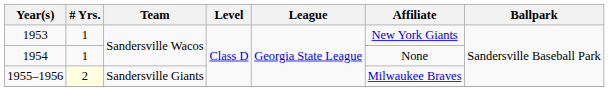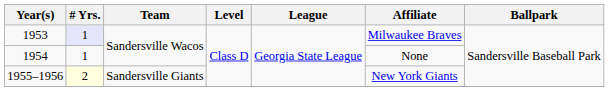(85, 35) no background -> (85, 35) lavender background
(415, 35) New York Giants -> (415, 35) Milwaukee Braves
(415, 76) Milwaukee Braves -> (415, 76) New York Giants
